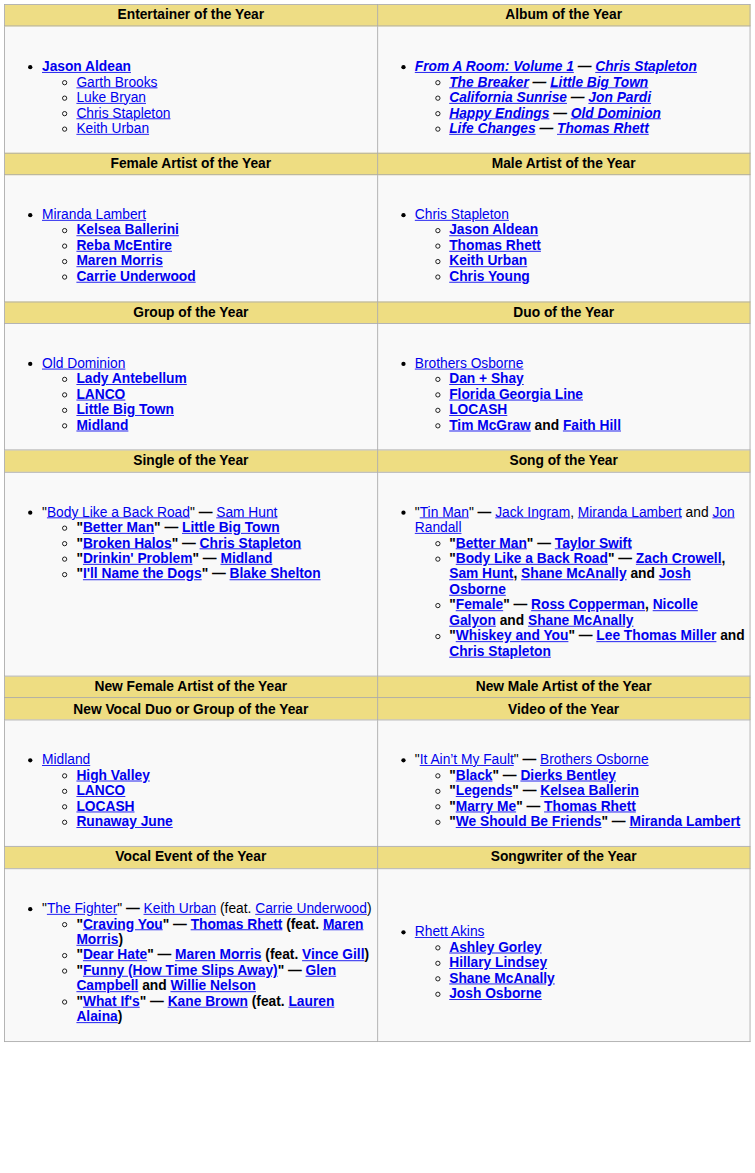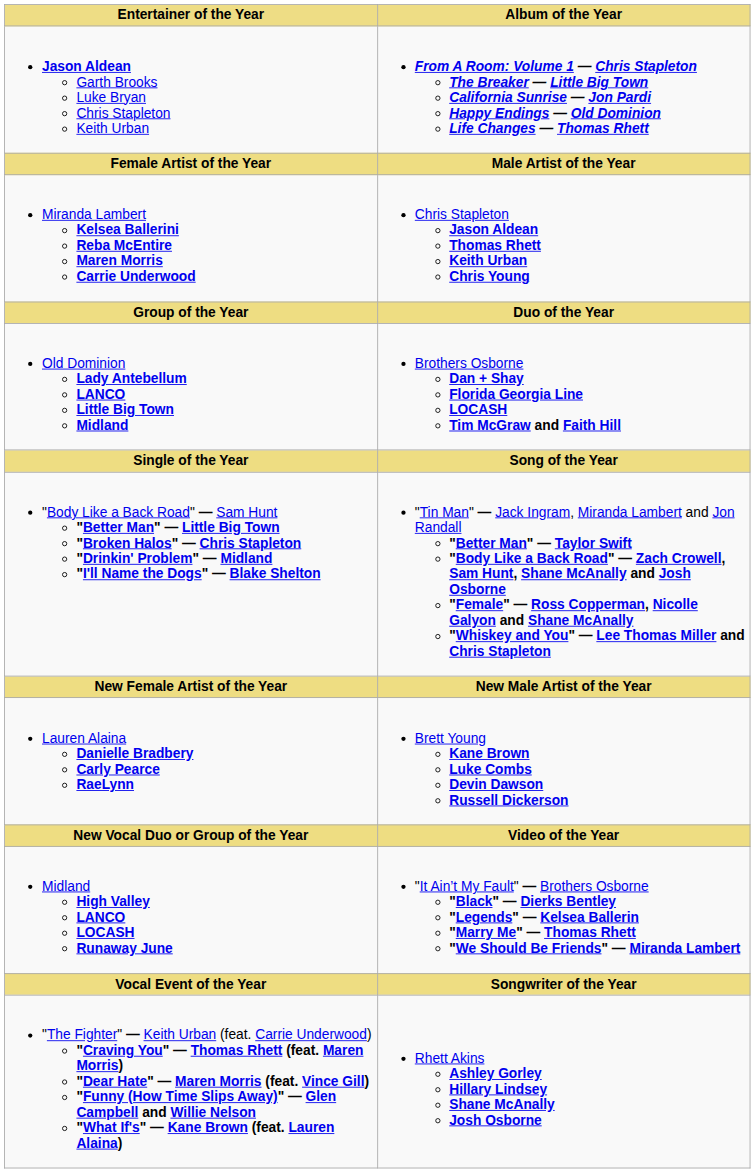+ row: (191, 761)
